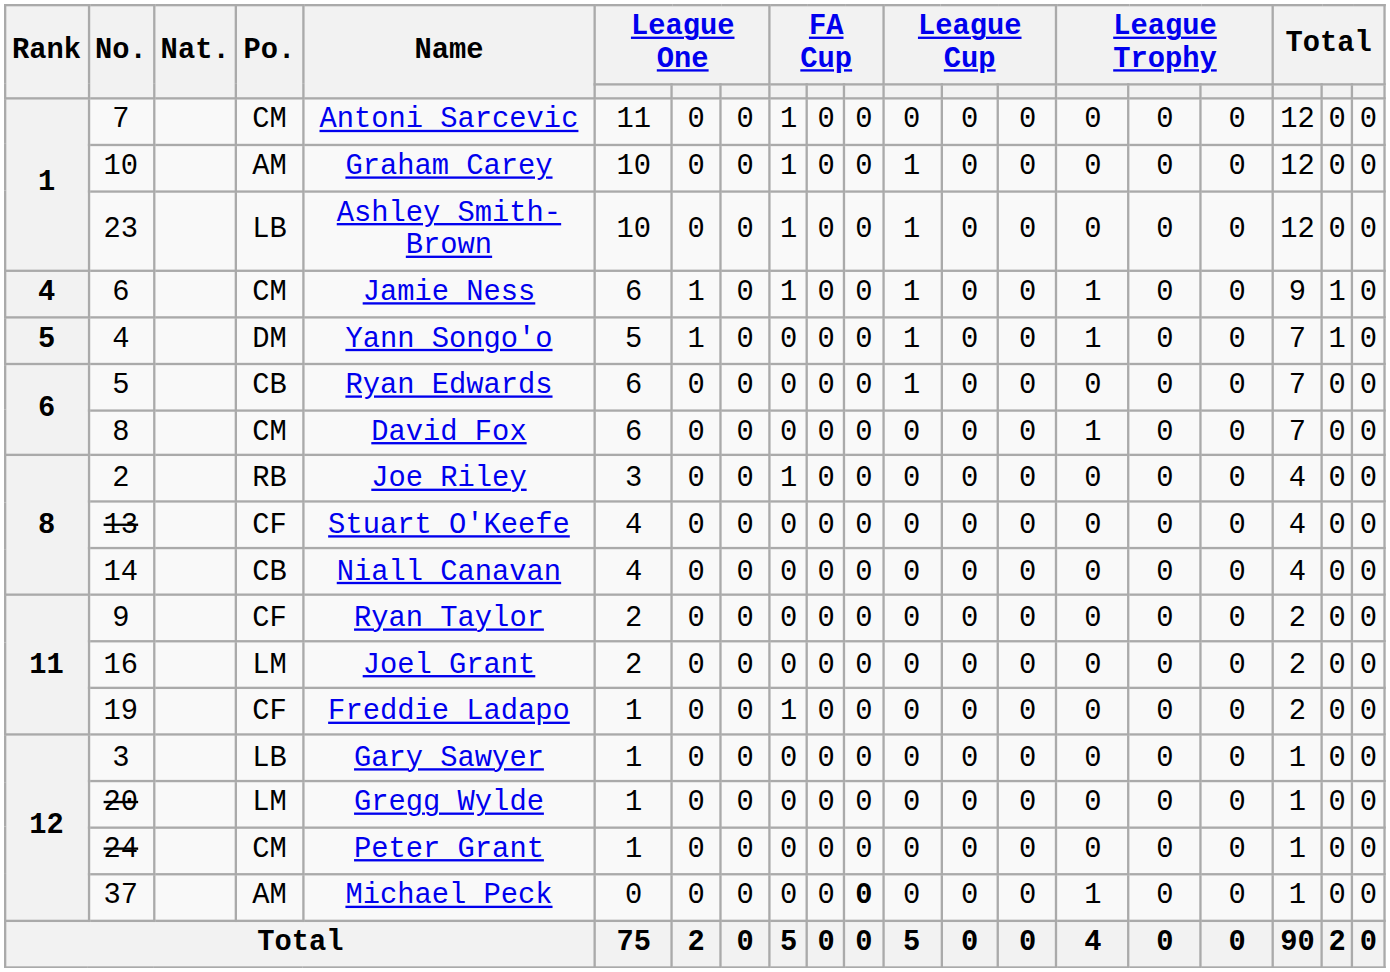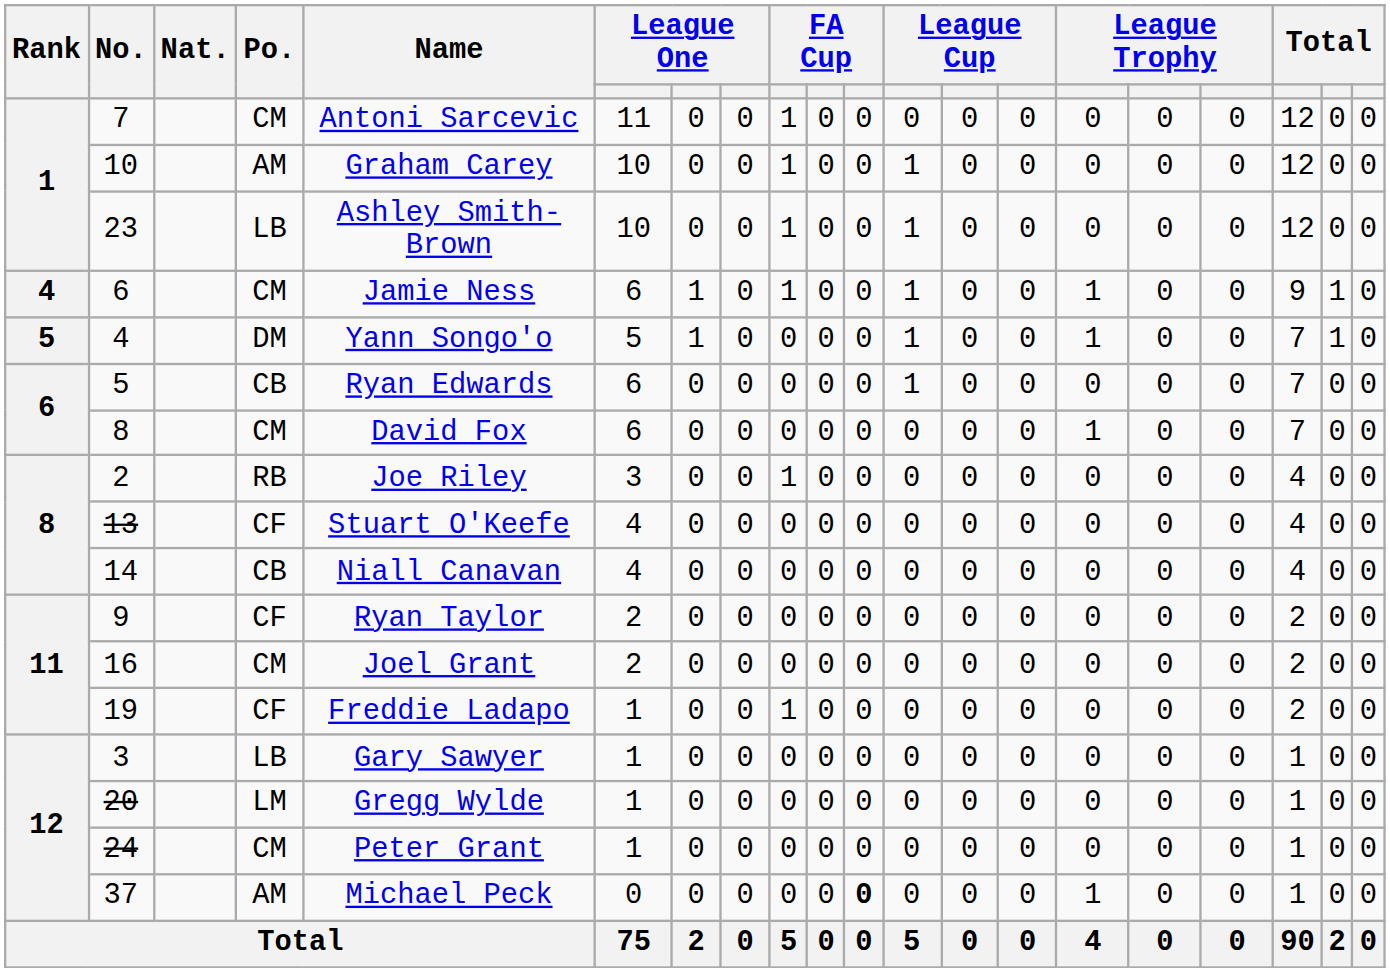(269, 665) LM -> (269, 665) CM
